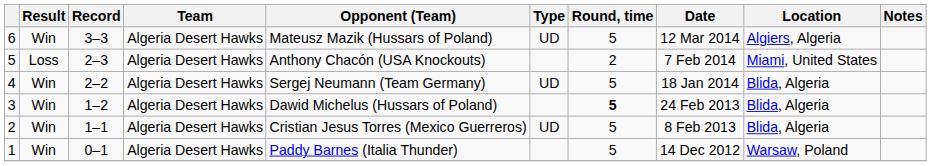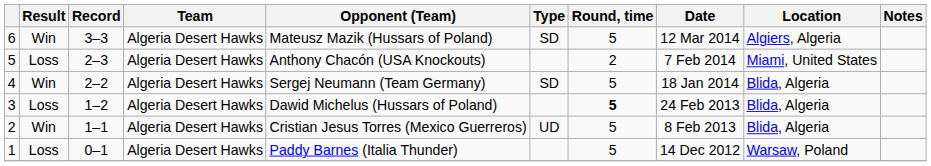(549, 38) UD -> (549, 38) SD
(549, 83) UD -> (549, 83) SD
(44, 105) Win -> (44, 105) Loss
(44, 150) Win -> (44, 150) Loss
